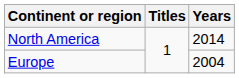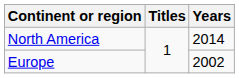(209, 62) 2004 -> (209, 62) 2002
